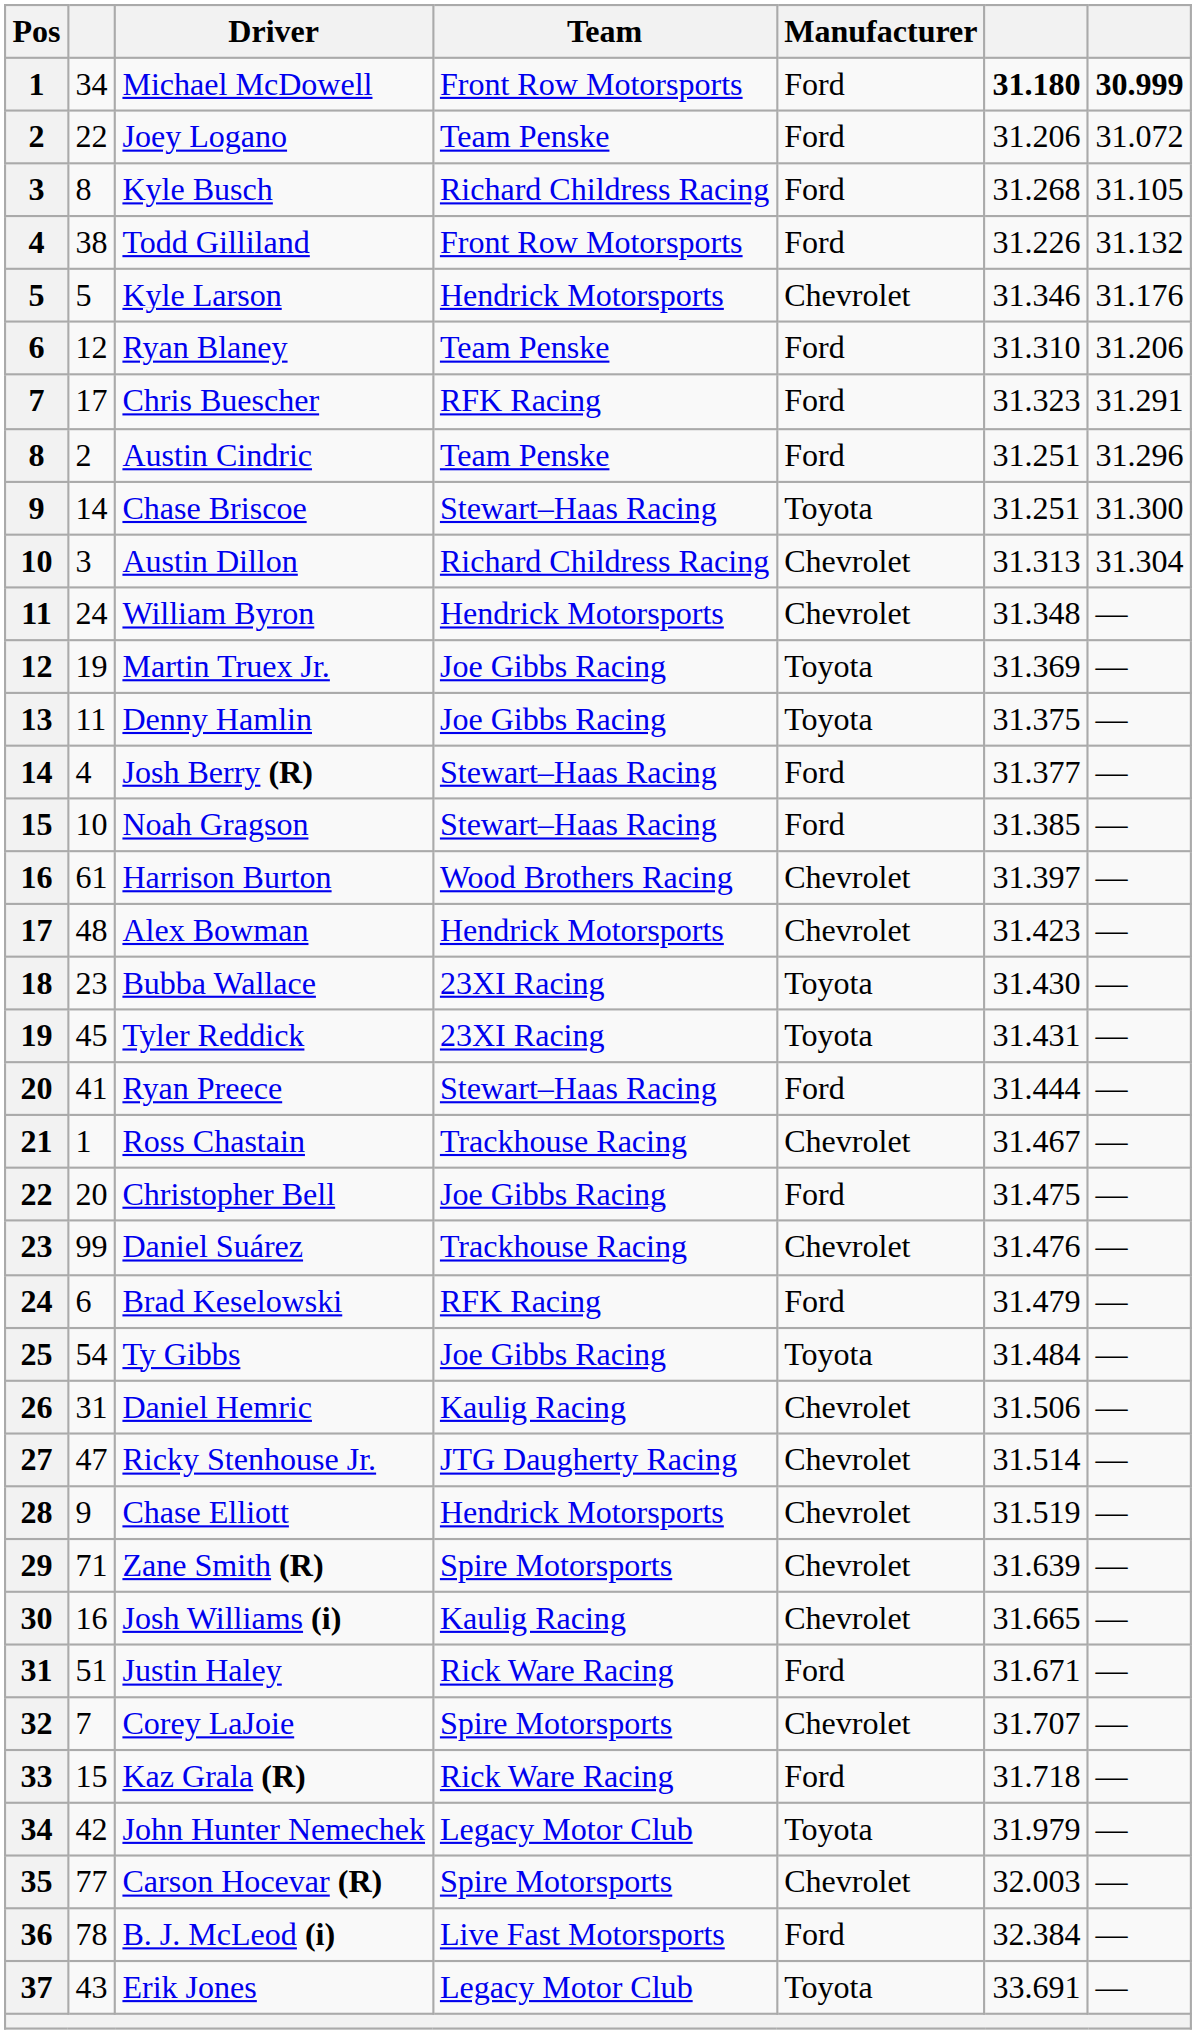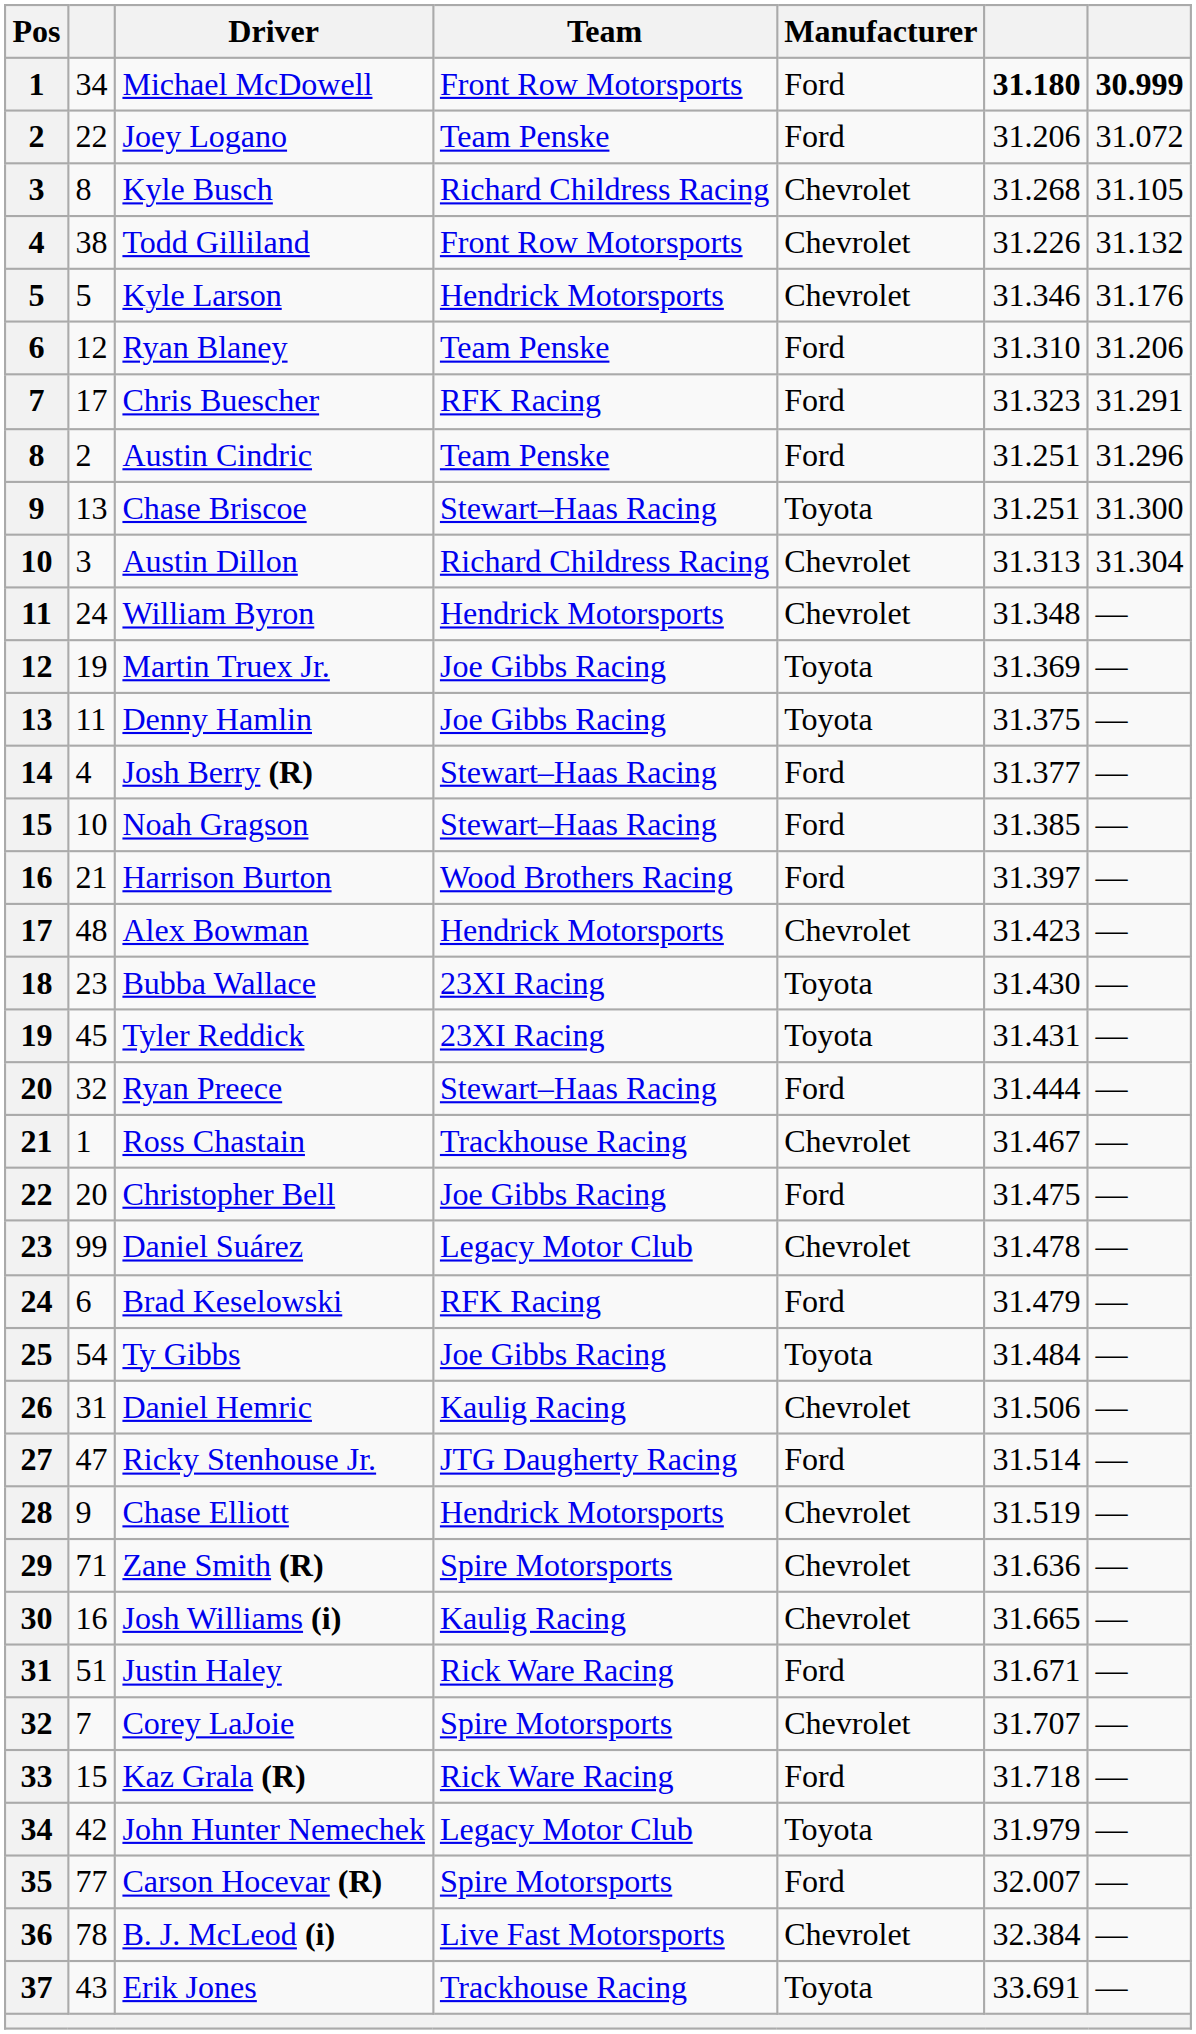(814, 189) Ford -> (847, 189) Chevrolet
(814, 242) Ford -> (847, 242) Chevrolet
(91, 507) 14 -> (91, 507) 13
(91, 877) 61 -> (91, 877) 21
(847, 877) Chevrolet -> (814, 877) Ford
(91, 1088) 41 -> (91, 1088) 32
(563, 1247) Trackhouse Racing -> (566, 1247) Legacy Motor Club
(1037, 1247) 31.476 -> (1037, 1247) 31.478
(847, 1458) Chevrolet -> (814, 1458) Ford
(1037, 1564) 31.639 -> (1037, 1564) 31.636
(847, 1881) Chevrolet -> (814, 1881) Ford
(1037, 1881) 32.003 -> (1037, 1881) 32.007
(814, 1934) Ford -> (847, 1934) Chevrolet
(566, 1987) Legacy Motor Club -> (563, 1987) Trackhouse Racing
